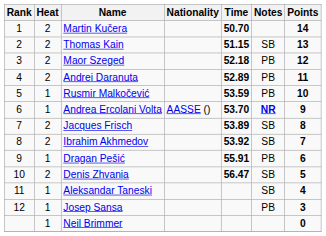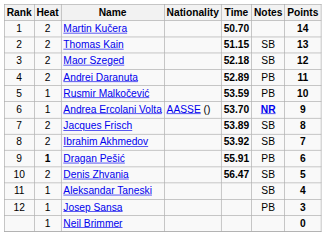(268, 61) PB -> (268, 61) SB
(48, 158) normal -> (48, 158) bold
